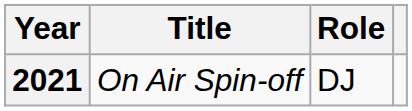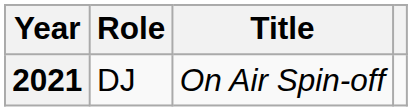columns swapped: (200, 29) <-> (351, 29)
